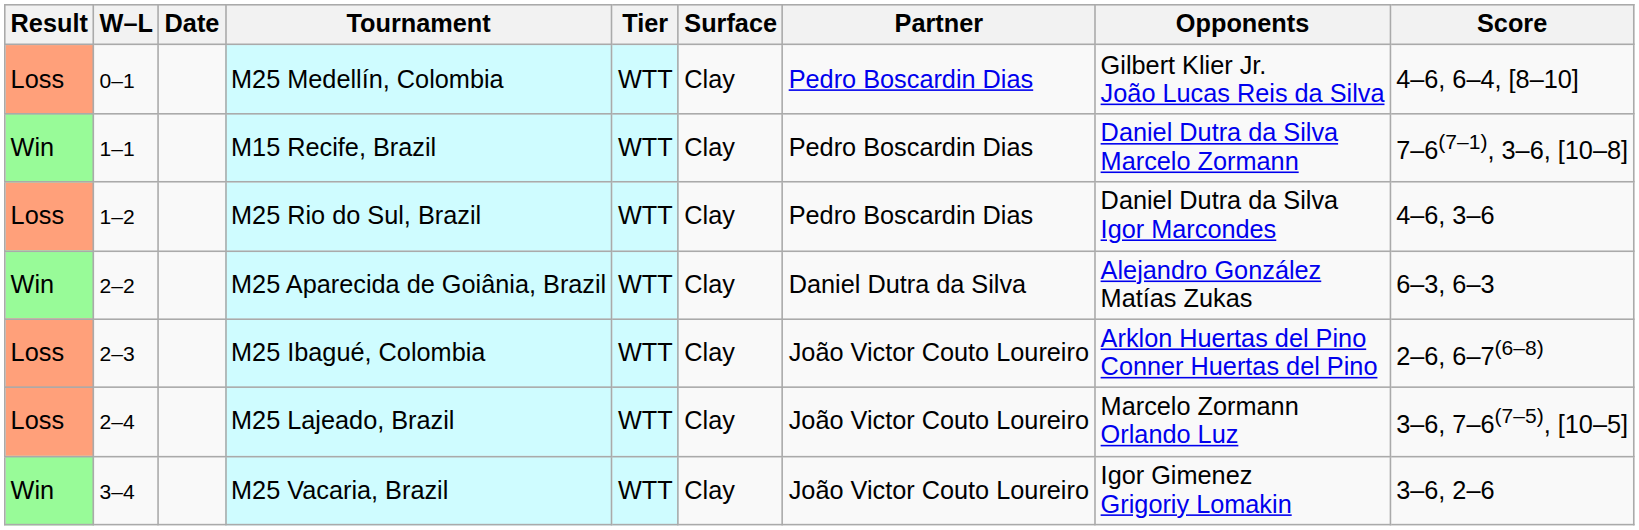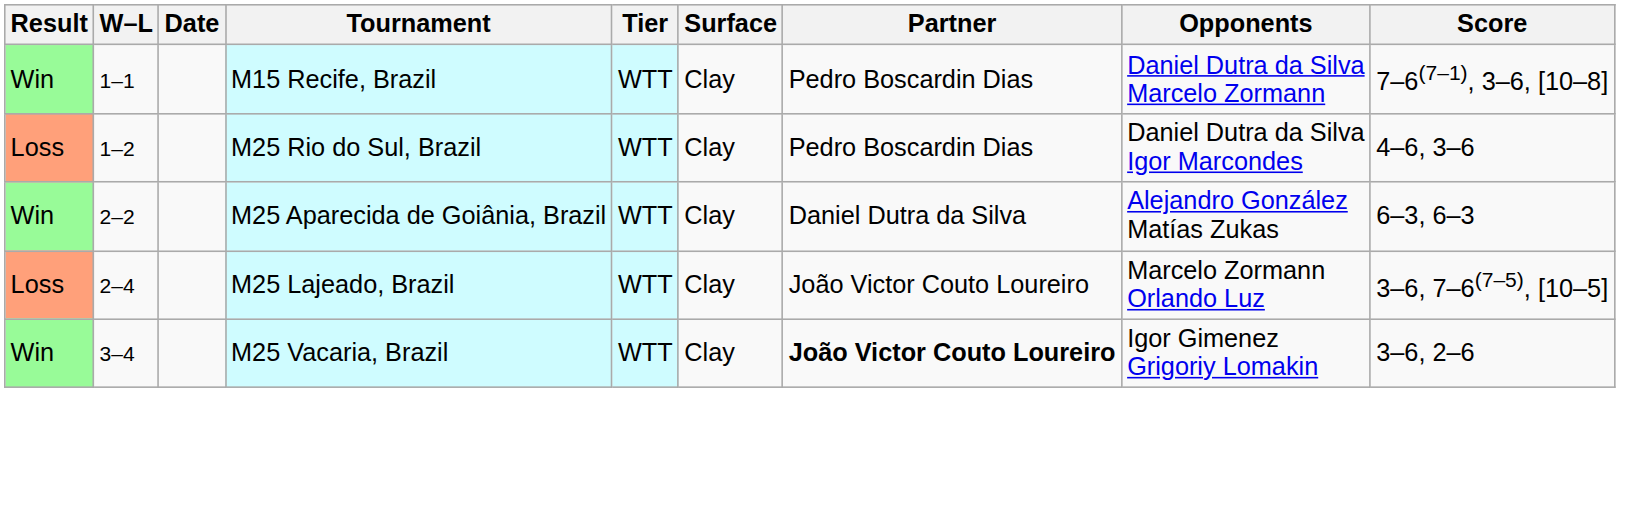- row: (367, 78)
- row: (358, 352)
(939, 490) normal -> (952, 352) bold
